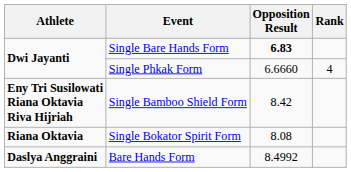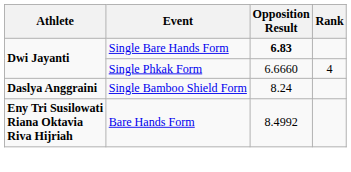(55, 102) Eny Tri Susilowati Riana Oktavia Riva Hijriah -> (52, 88) Daslya Anggraini
(281, 102) 8.42 -> (281, 88) 8.24
- row: (175, 136)
(52, 156) Daslya Anggraini -> (55, 122) Eny Tri Susilowati Riana Oktavia Riva Hijriah
